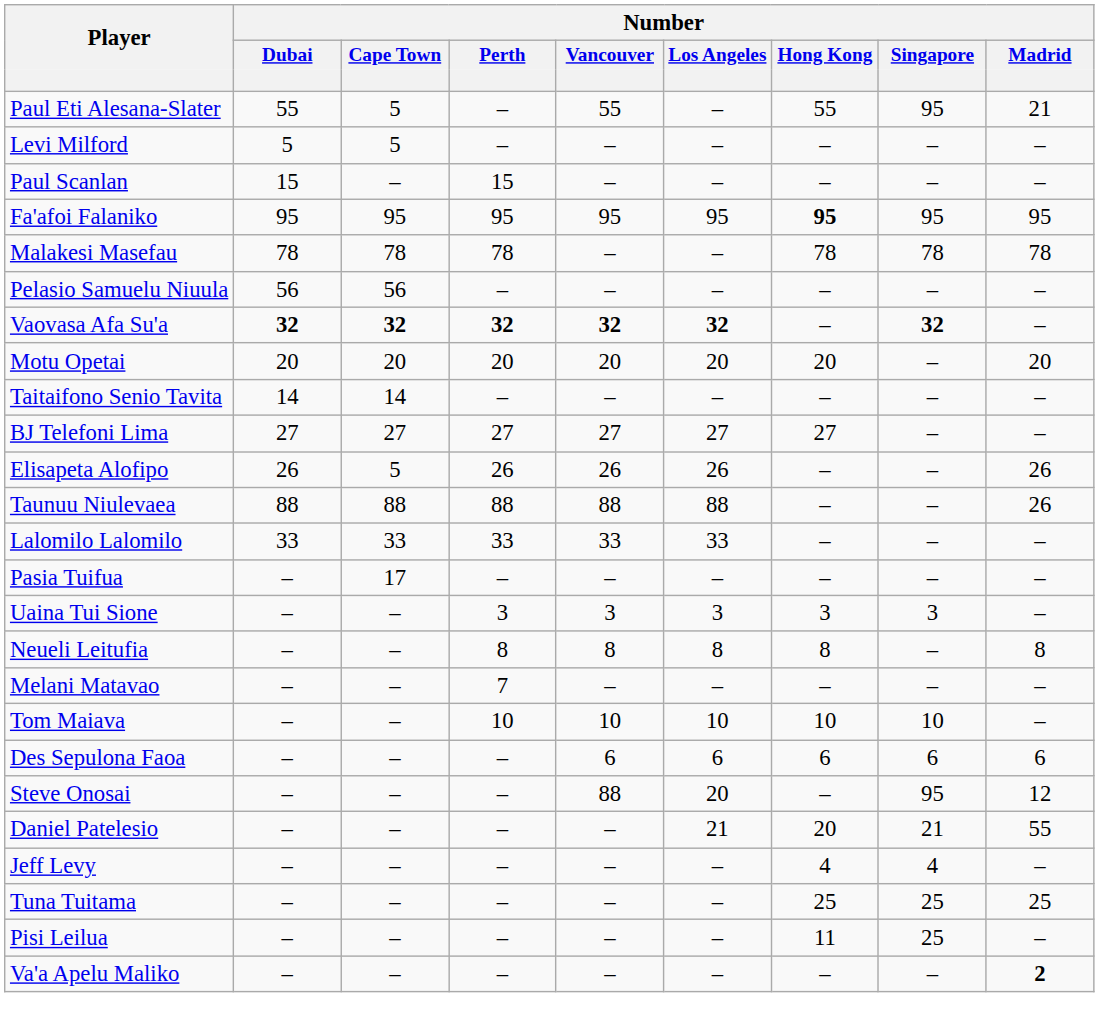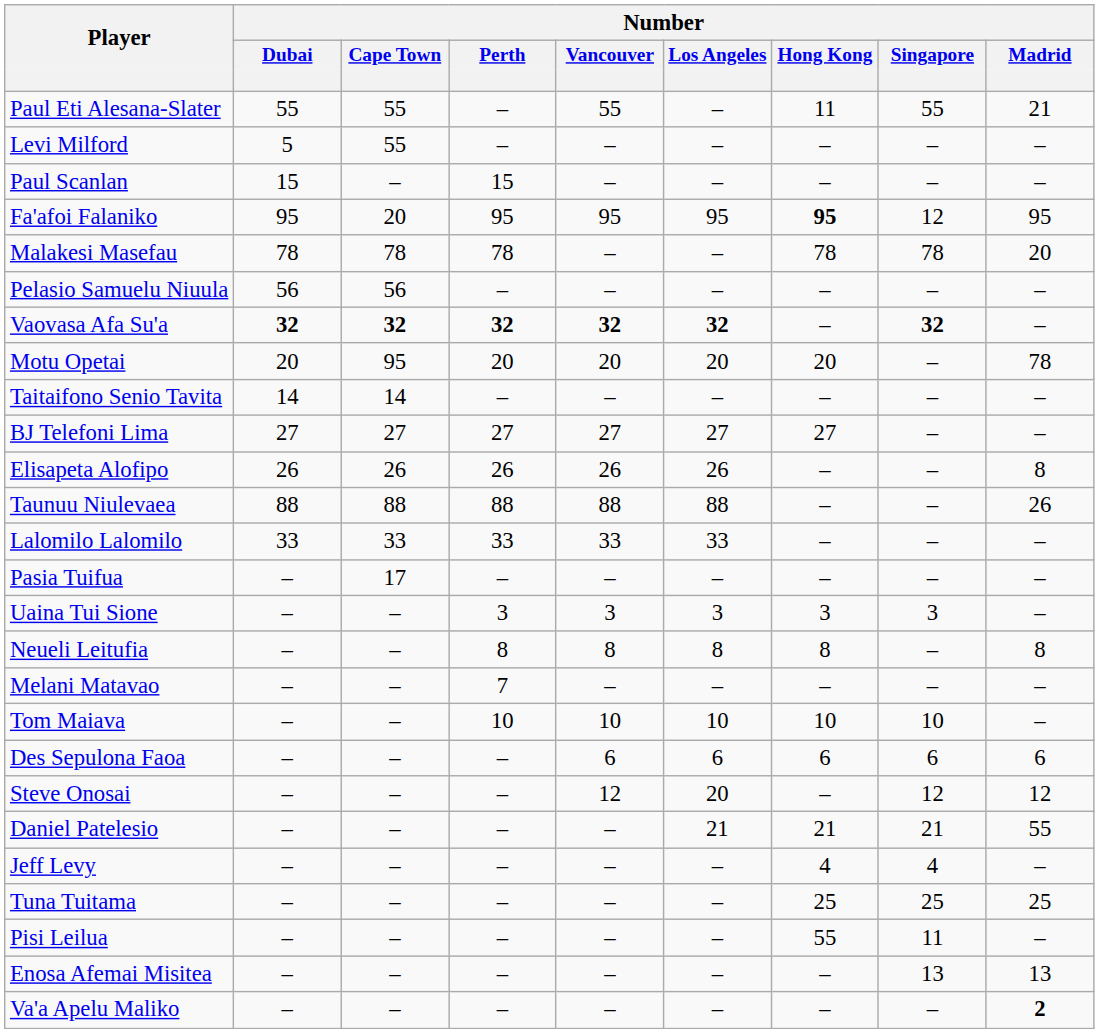(395, 108) 5 -> (395, 108) 55
(825, 108) 55 -> (825, 108) 11
(932, 108) 95 -> (932, 108) 55
(395, 144) 5 -> (395, 144) 55
(395, 216) 95 -> (395, 216) 20
(932, 216) 95 -> (932, 216) 12
(1040, 252) 78 -> (1040, 252) 20
(395, 361) 20 -> (395, 361) 95
(1040, 361) 20 -> (1040, 361) 78
(395, 469) 5 -> (395, 469) 26
(1040, 469) 26 -> (1040, 469) 8
(610, 793) 88 -> (610, 793) 12
(932, 793) 95 -> (932, 793) 12
(825, 829) 20 -> (825, 829) 21
(825, 937) 11 -> (825, 937) 55
(932, 937) 25 -> (932, 937) 11
+ row: (111, 973)
